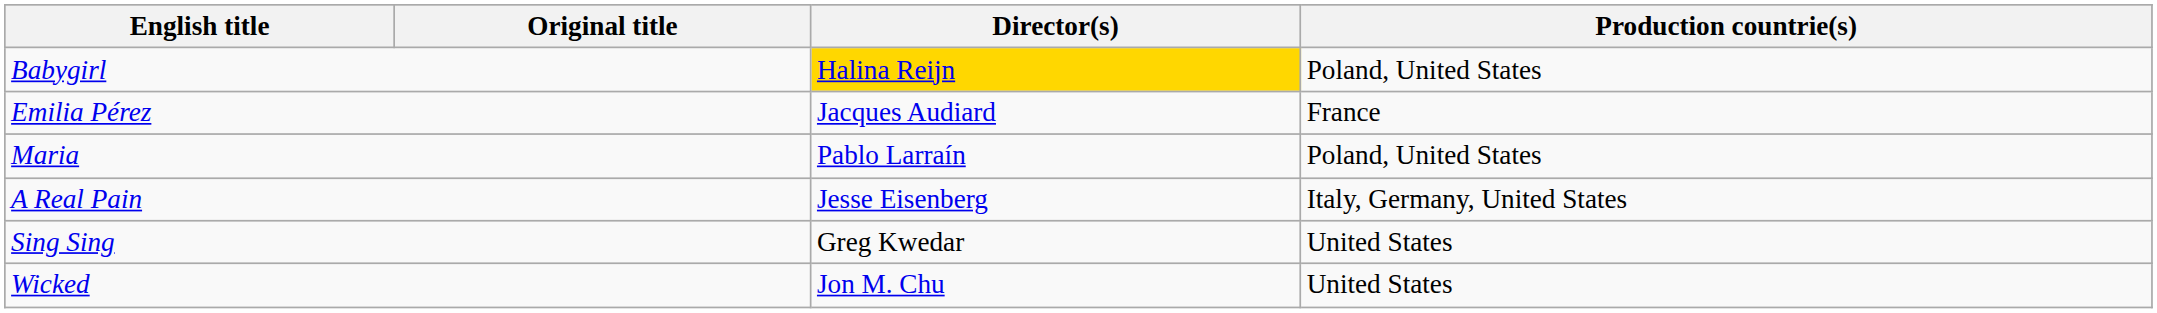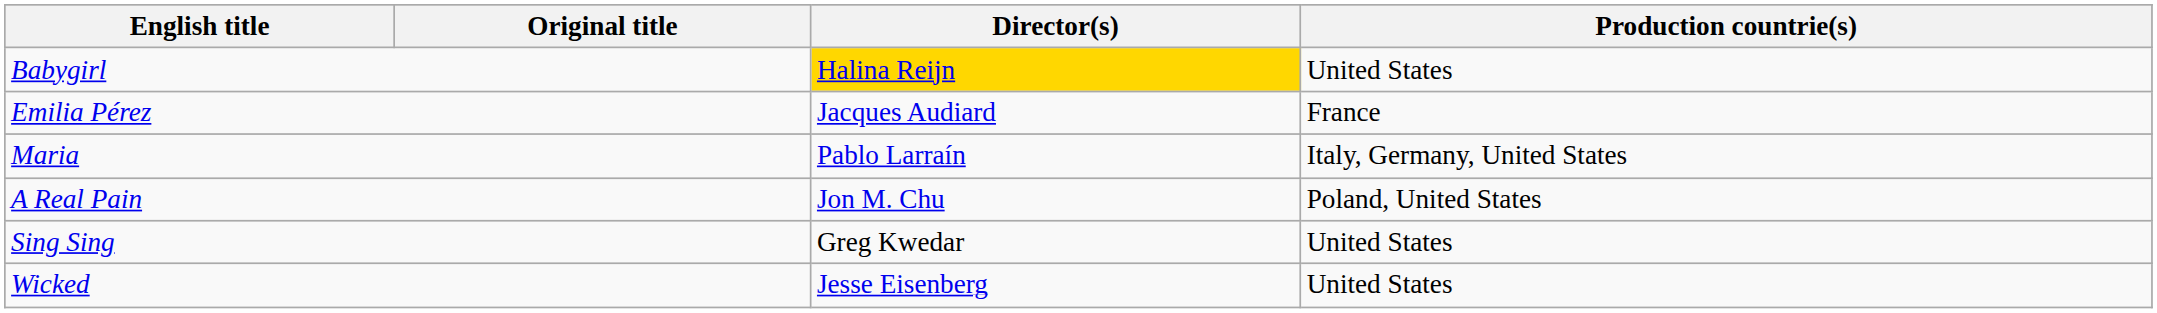(1424, 69) Poland, United States -> (1380, 69) United States
(1424, 155) Poland, United States -> (1467, 155) Italy, Germany, United States
(902, 198) Jesse Eisenberg -> (881, 198) Jon M. Chu
(1467, 198) Italy, Germany, United States -> (1424, 198) Poland, United States
(881, 284) Jon M. Chu -> (902, 284) Jesse Eisenberg
